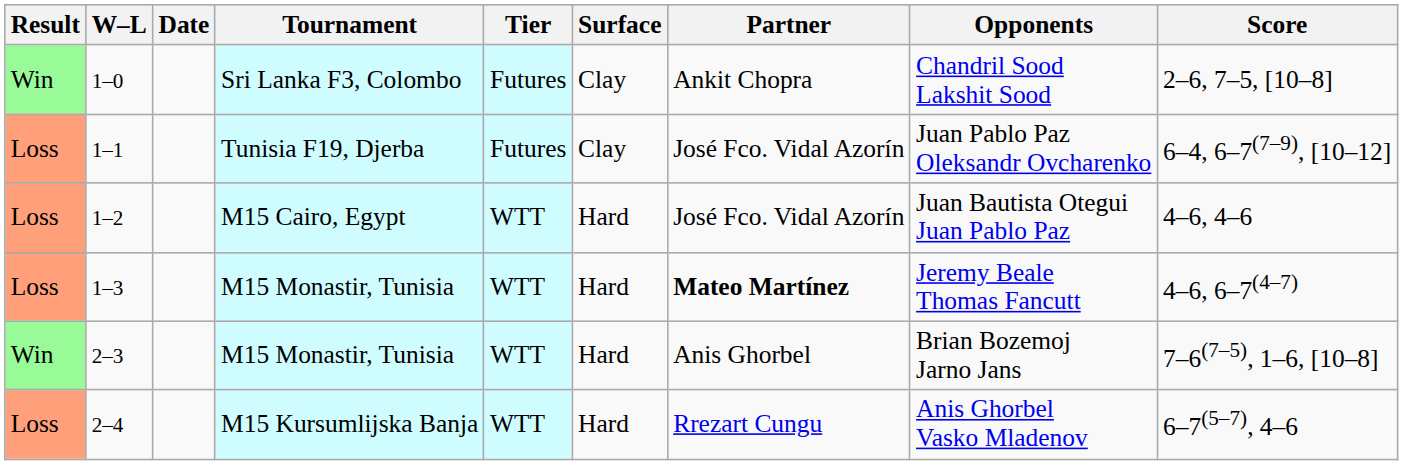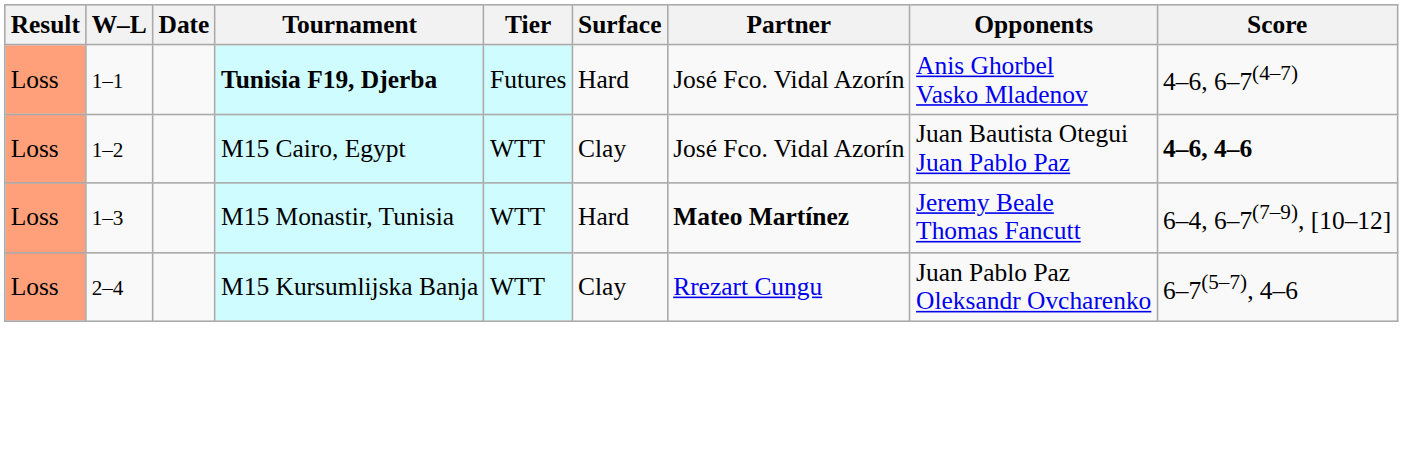- row: (108, 80)
(323, 148) normal -> (329, 79) bold
(602, 148) Clay -> (603, 79) Hard
(1034, 148) Juan Pablo Paz Oleksandr Ovcharenko -> (1002, 79) Anis Ghorbel Vasko Mladenov
(1277, 148) 6–4, 6–7(7–9), [10–12] -> (1231, 79) 4–6, 6–7(4–7)
(603, 217) Hard -> (602, 148) Clay
(1208, 217) normal -> (1208, 148) bold
(1231, 286) 4–6, 6–7(4–7) -> (1277, 217) 6–4, 6–7(7–9), [10–12]
- row: (108, 356)
(603, 424) Hard -> (602, 286) Clay
(1002, 424) Anis Ghorbel Vasko Mladenov -> (1034, 286) Juan Pablo Paz Oleksandr Ovcharenko
